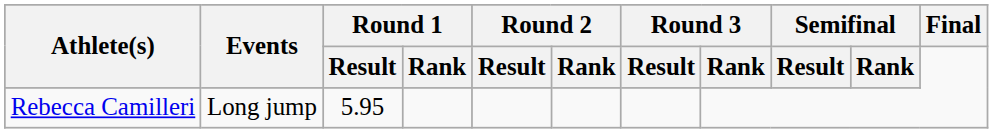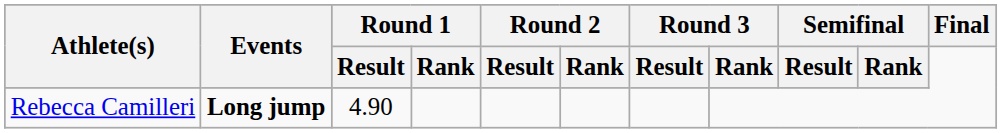(262, 107) normal -> (266, 107) bold
(362, 107) 5.95 -> (371, 107) 4.90
